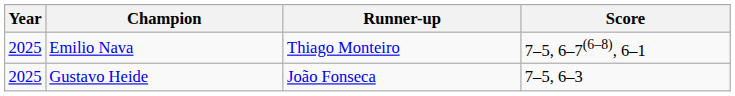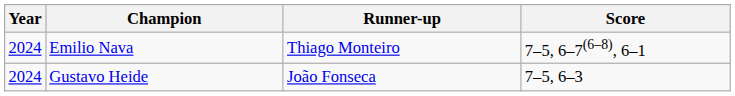(25, 48) 2025 -> (25, 48) 2024
(25, 77) 2025 -> (25, 77) 2024
